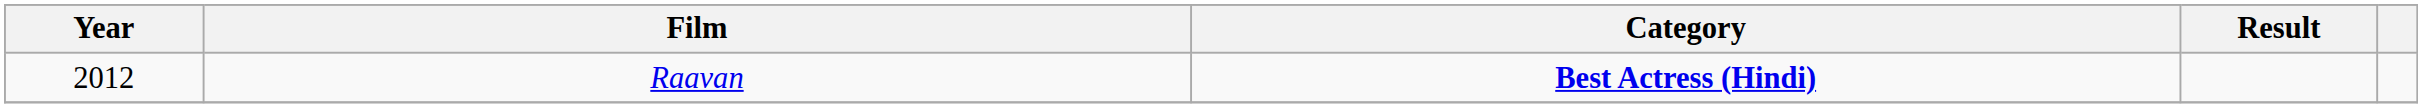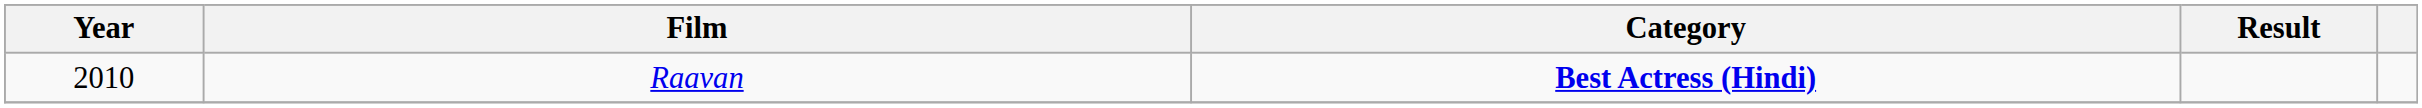(104, 77) 2012 -> (104, 77) 2010
